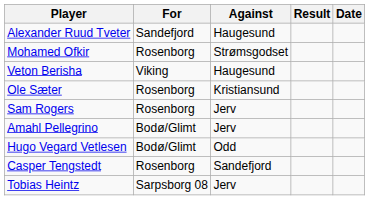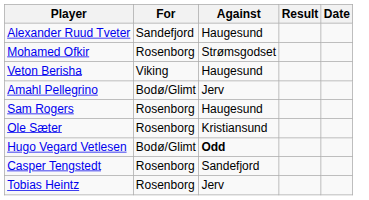rows swapped: (34, 90) <-> (52, 128)
(225, 109) Jerv -> (232, 109) Haugesund
(225, 147) normal -> (213, 147) bold
(172, 185) Sarpsborg 08 -> (165, 185) Rosenborg
